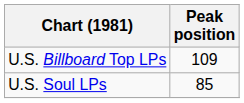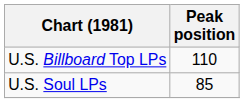(204, 60) 109 -> (204, 60) 110
